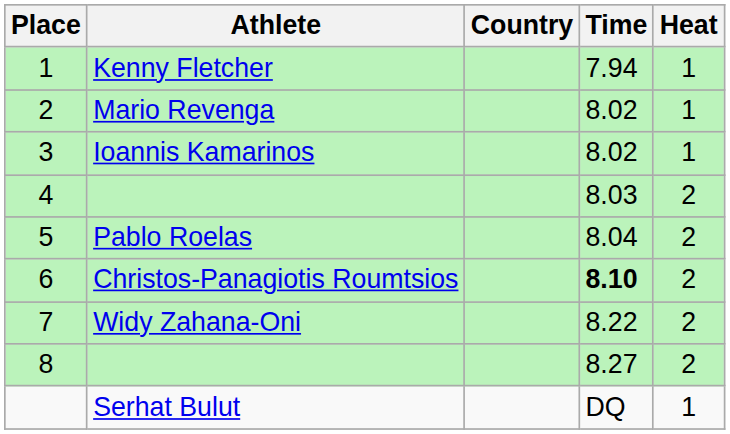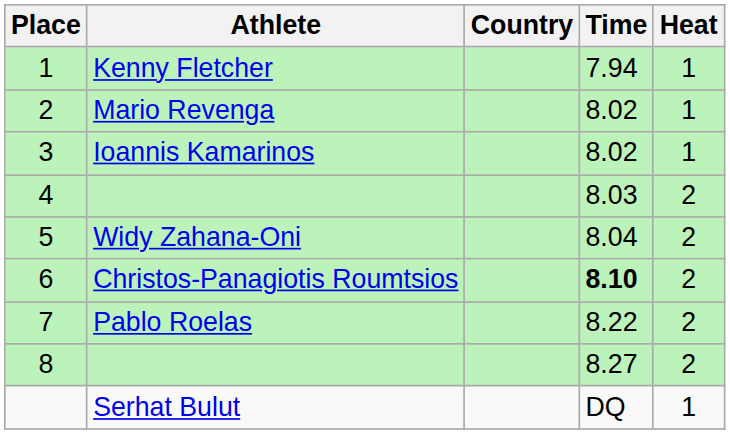(173, 237) Pablo Roelas -> (197, 237) Widy Zahana-Oni
(197, 322) Widy Zahana-Oni -> (173, 322) Pablo Roelas
